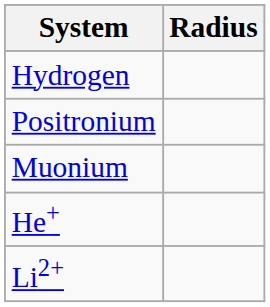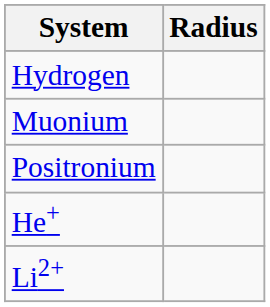rows swapped: (84, 121) <-> (70, 167)
